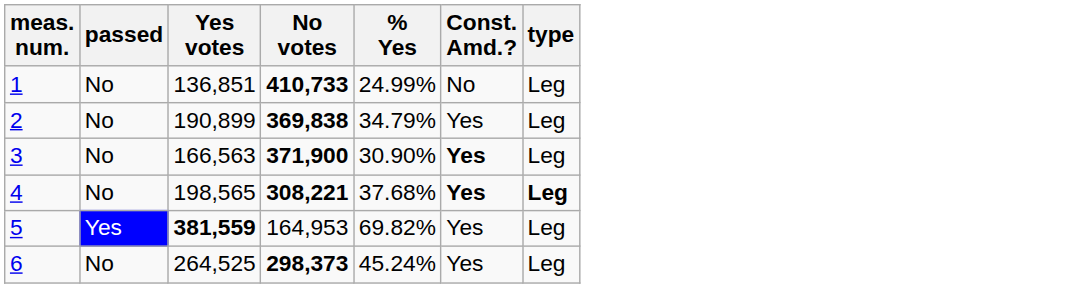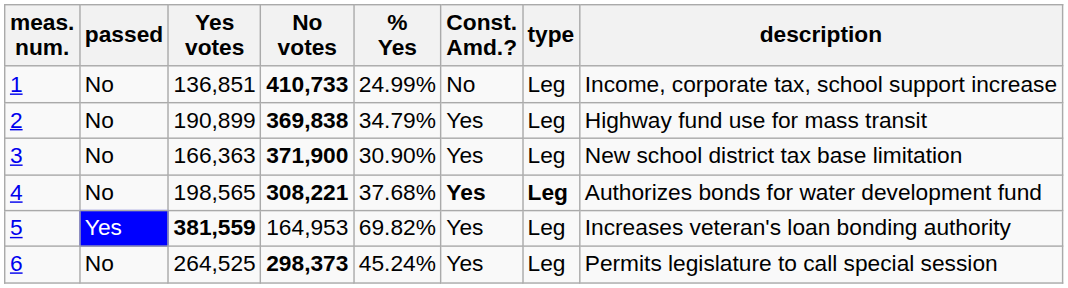+ column: (821, 35)
(215, 156) 166,563 -> (215, 156) 166,363
(466, 156) bold -> (465, 156) normal
